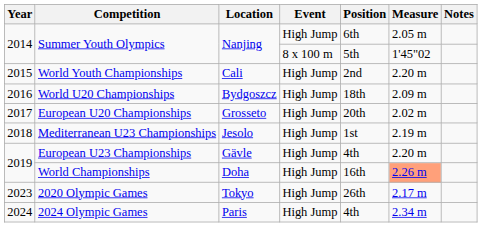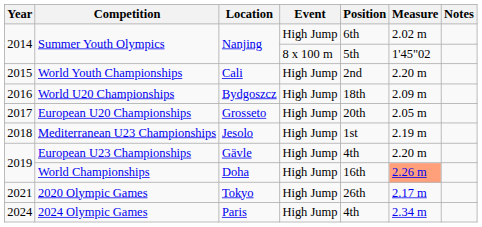(409, 34) 2.05 m -> (409, 34) 2.02 m
(409, 113) 2.02 m -> (409, 113) 2.05 m
(20, 192) 2023 -> (20, 192) 2021
